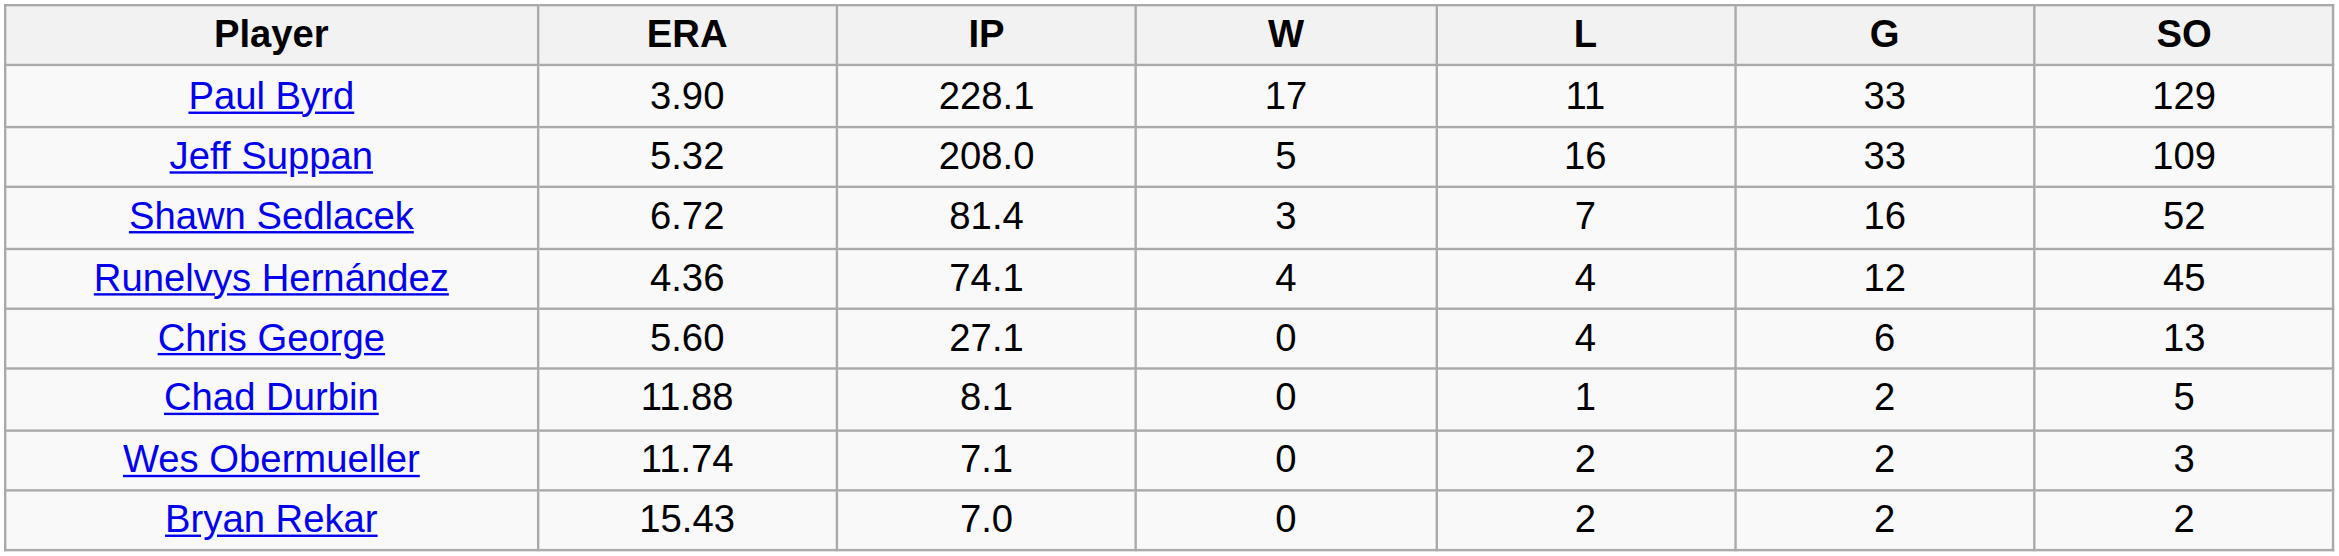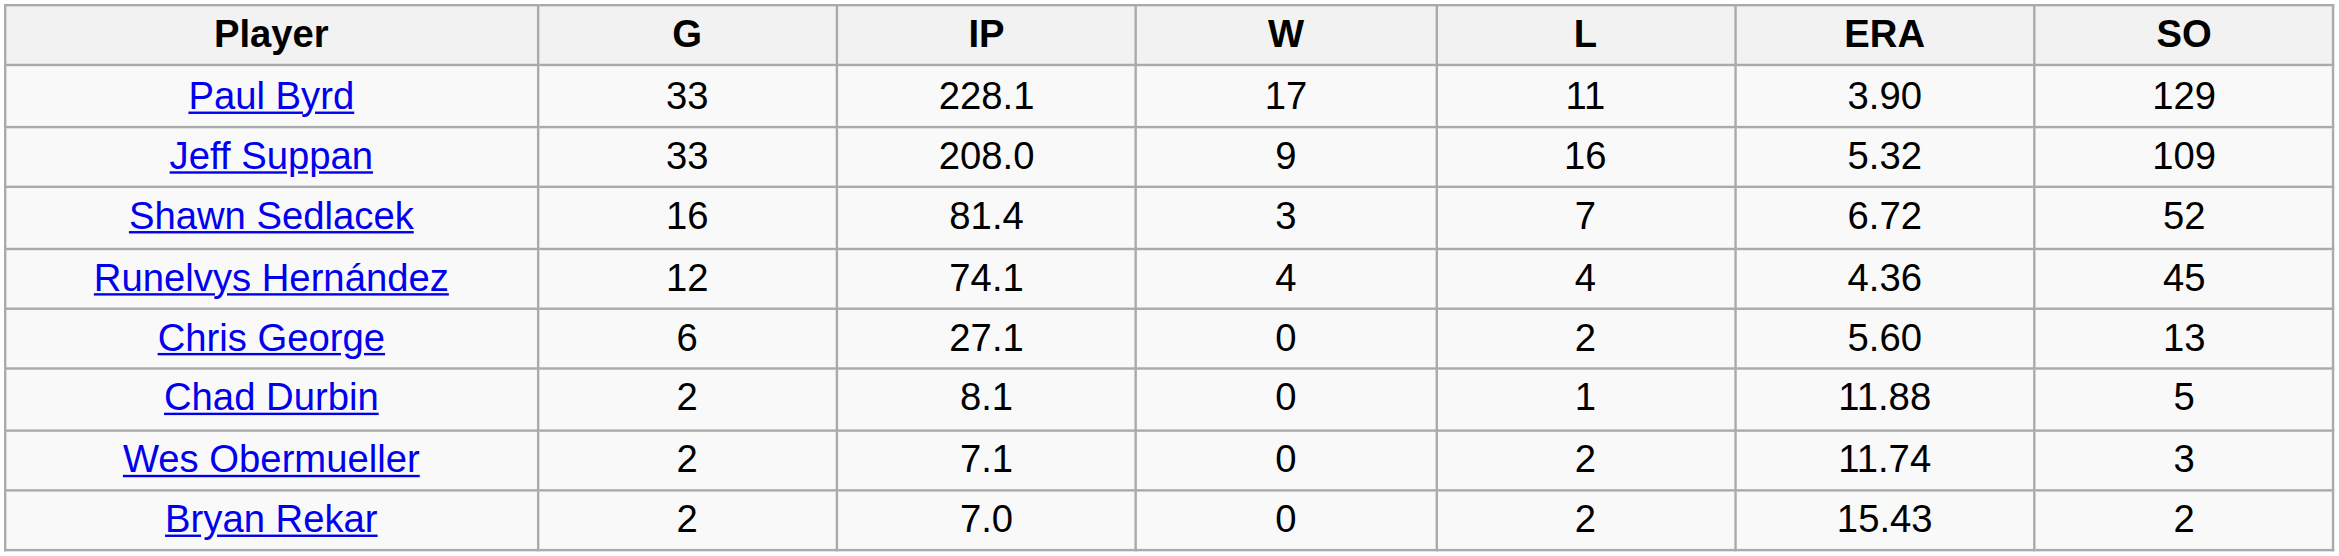columns swapped: (1885, 34) <-> (687, 34)
(1286, 156) 5 -> (1286, 156) 9
(1585, 338) 4 -> (1585, 338) 2
